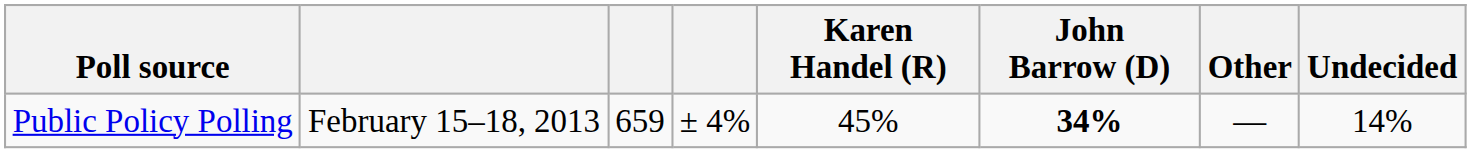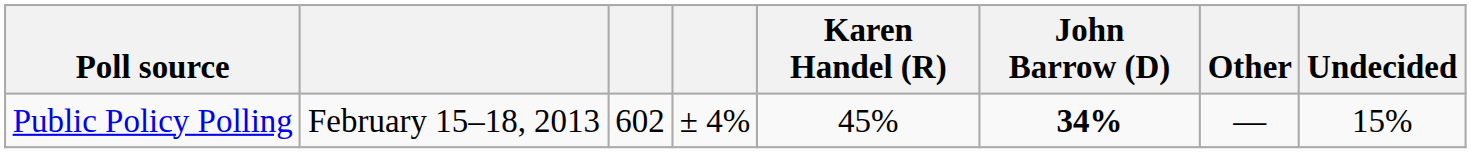(640, 119) 659 -> (640, 119) 602
(1382, 119) 14% -> (1382, 119) 15%
